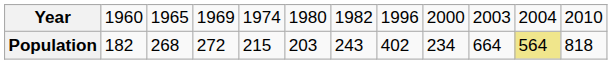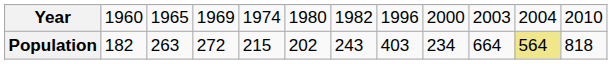(165, 45) 268 -> (165, 45) 263
(303, 45) 203 -> (303, 45) 202
(395, 45) 402 -> (395, 45) 403
